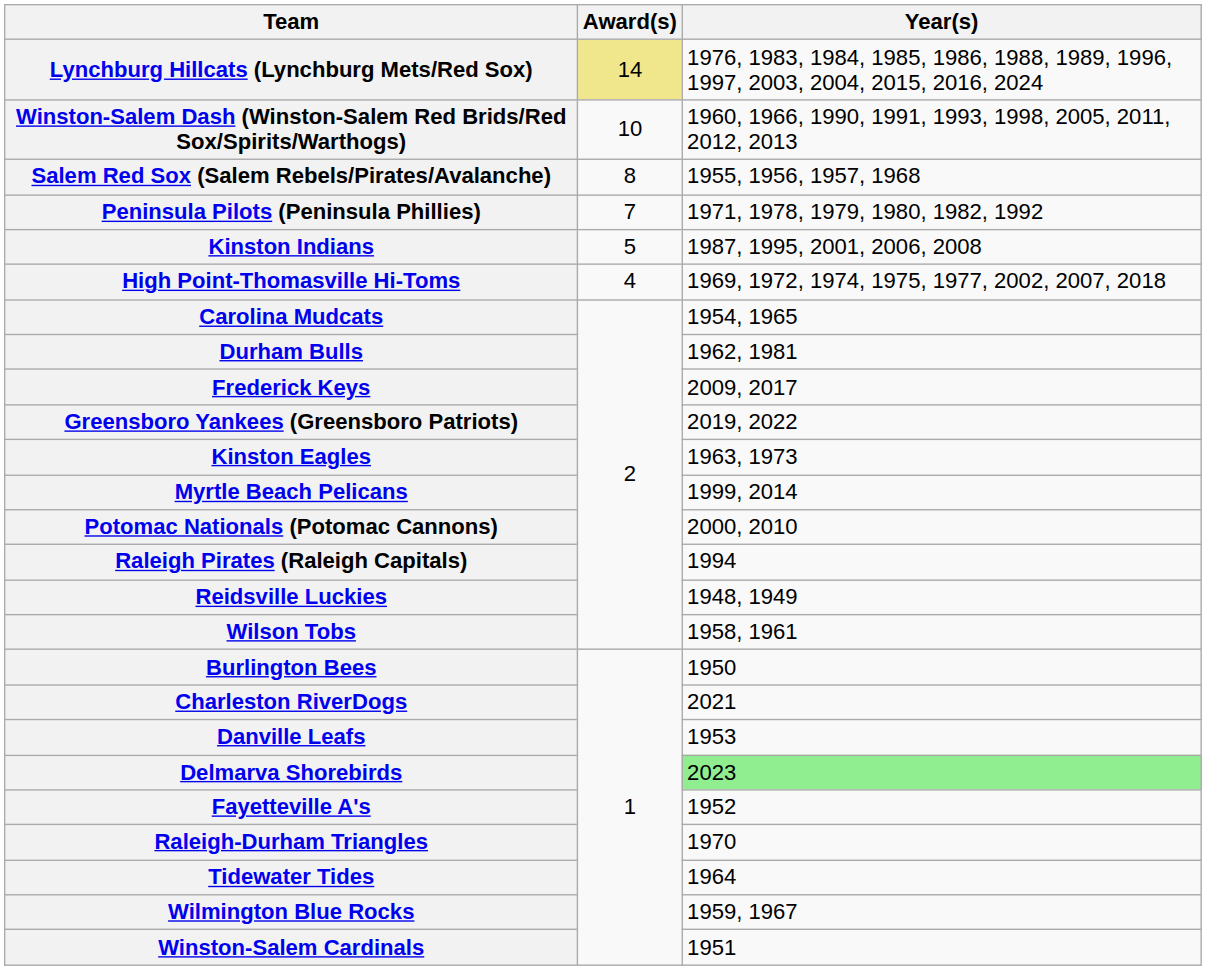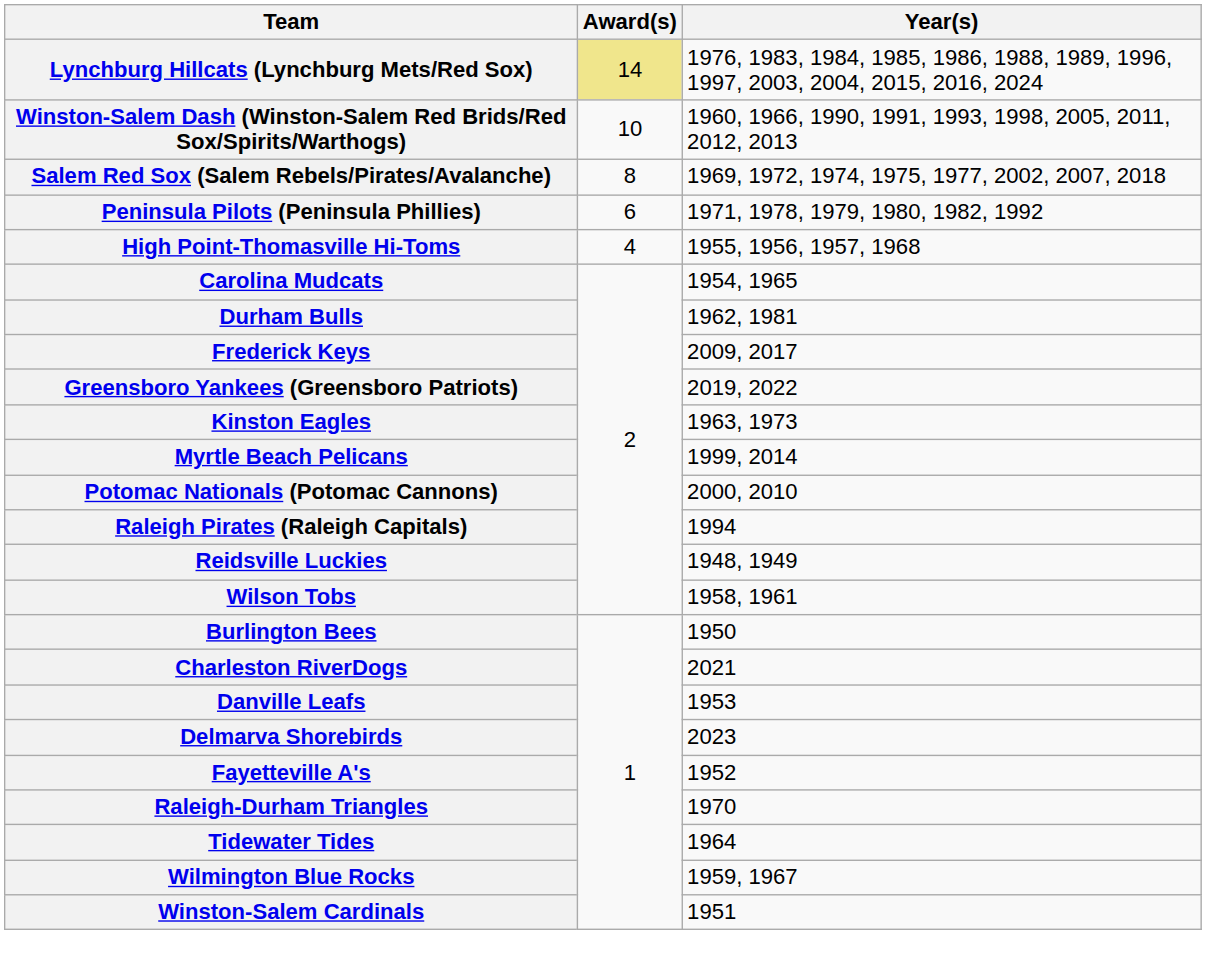(804, 176) 1955, 1956, 1957, 1968 -> (927, 176) 1969, 1972, 1974, 1975, 1977, 2002, 2007, 2018
(630, 211) 7 -> (630, 211) 6
- row: (291, 246)
(927, 281) 1969, 1972, 1974, 1975, 1977, 2002, 2007, 2018 -> (804, 246) 1955, 1956, 1957, 1968
(712, 772) lightgreen background -> (712, 737) no background
